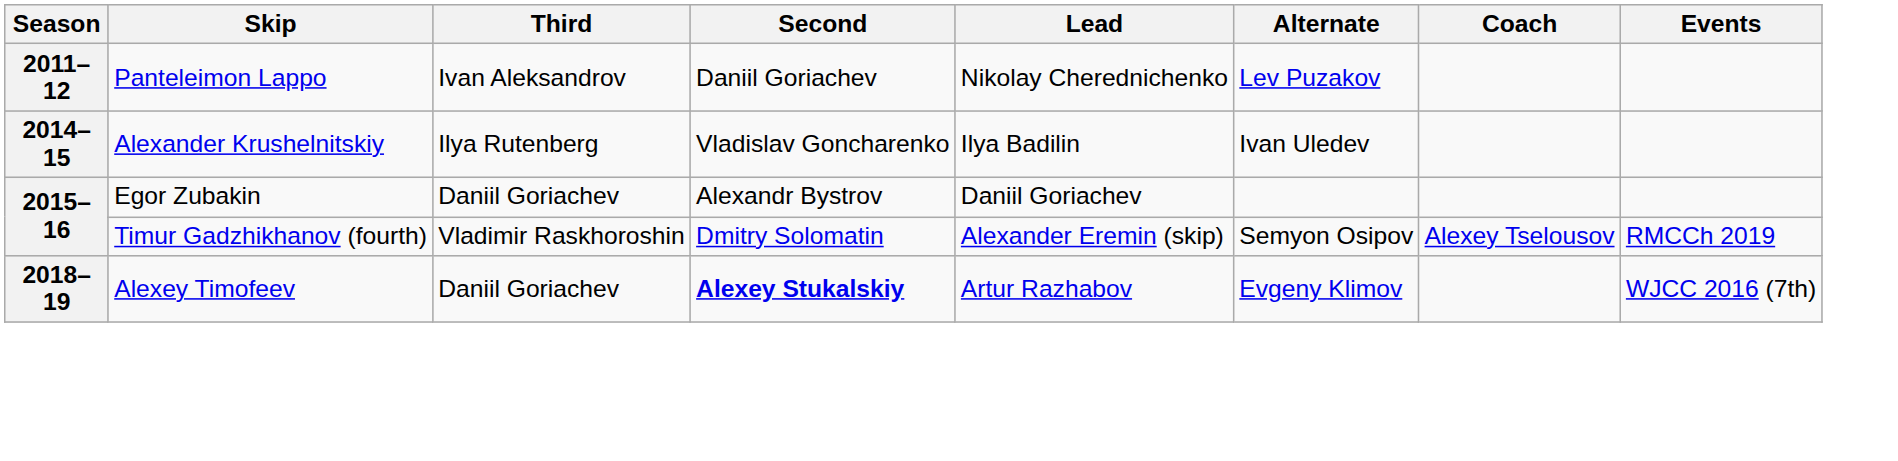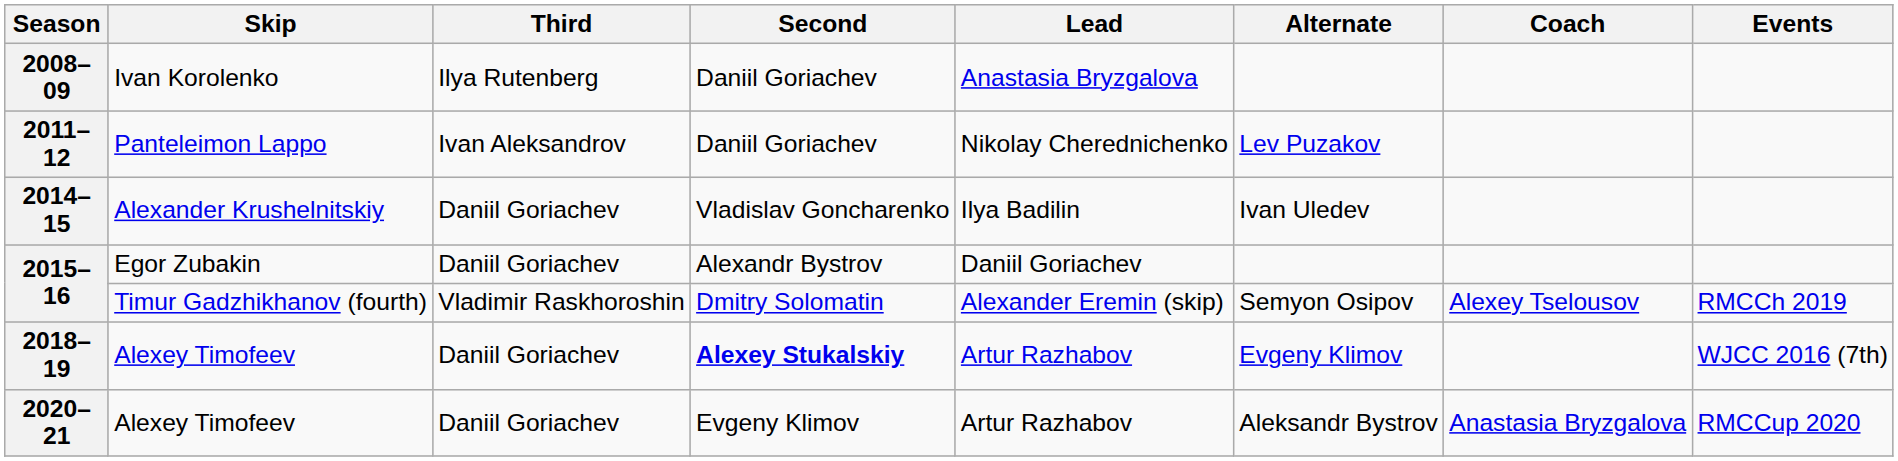+ row: (57, 76)
(518, 143) Ilya Rutenberg -> (529, 210) Daniil Goriachev
+ row: (57, 422)
